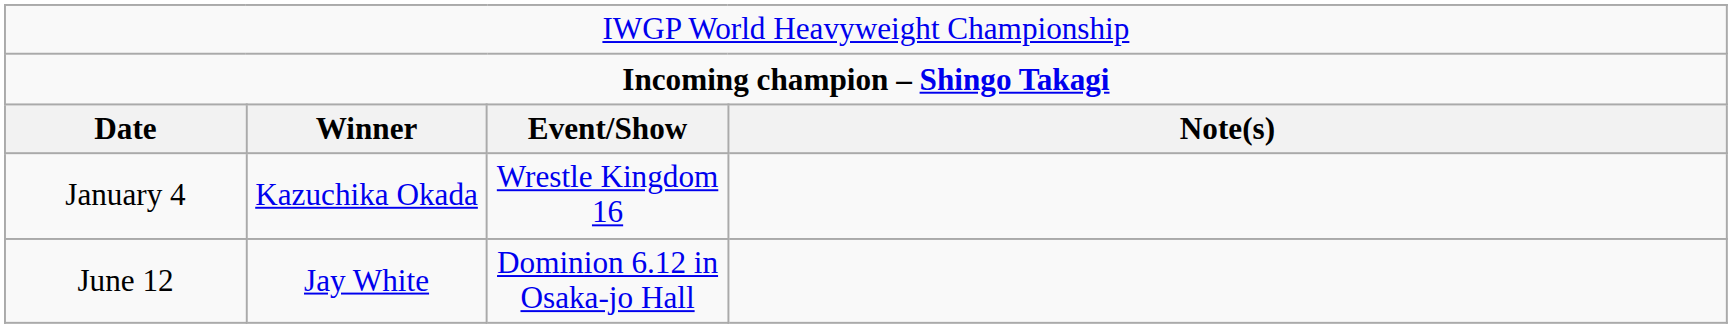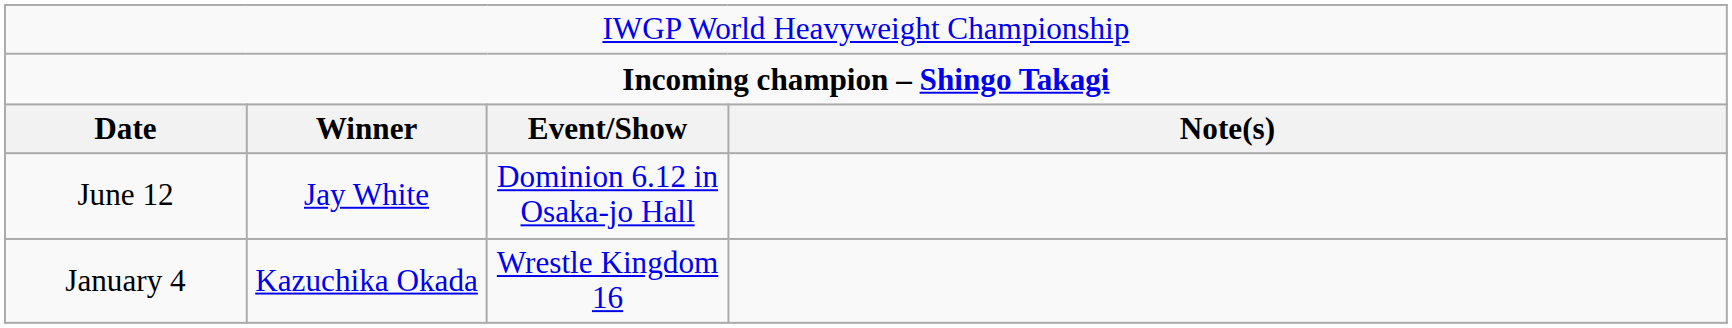rows swapped: (125, 195) <-> (125, 279)
